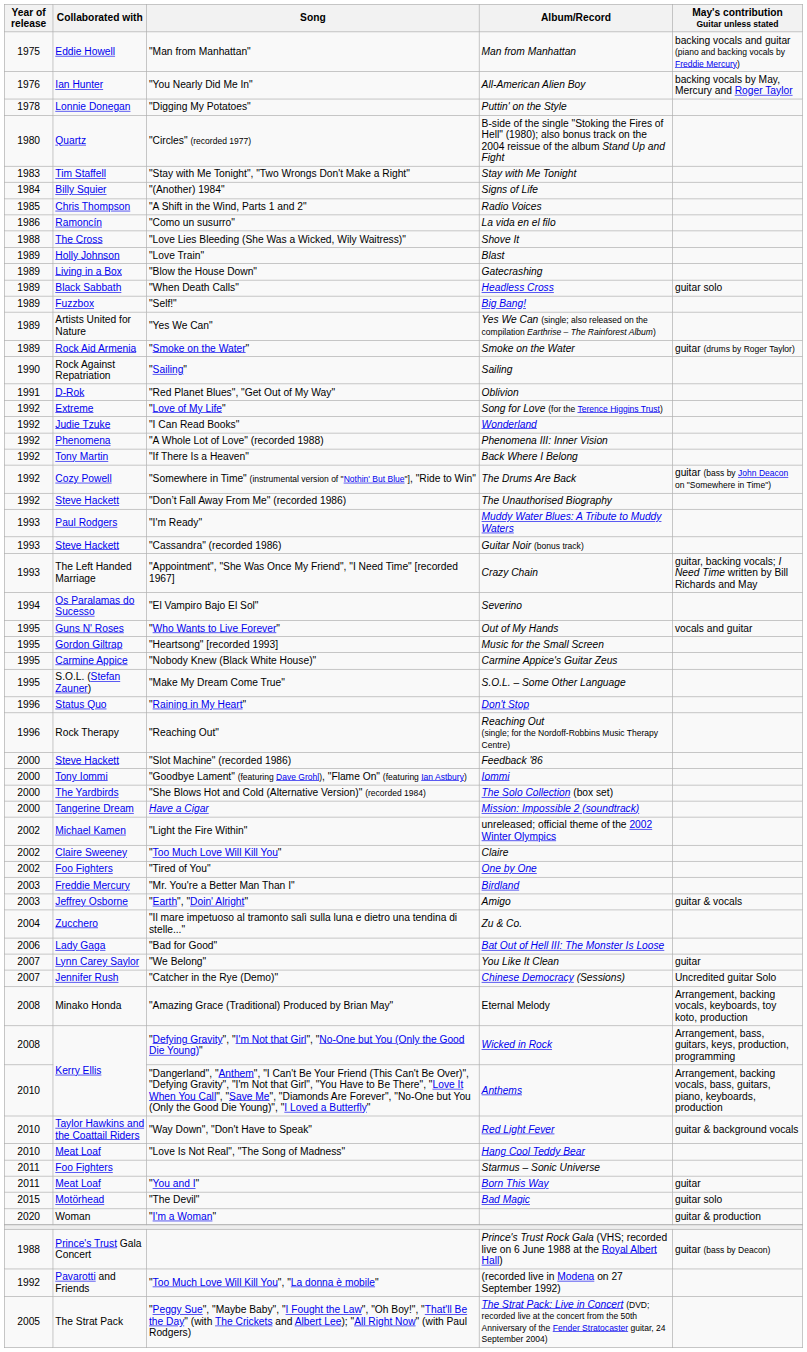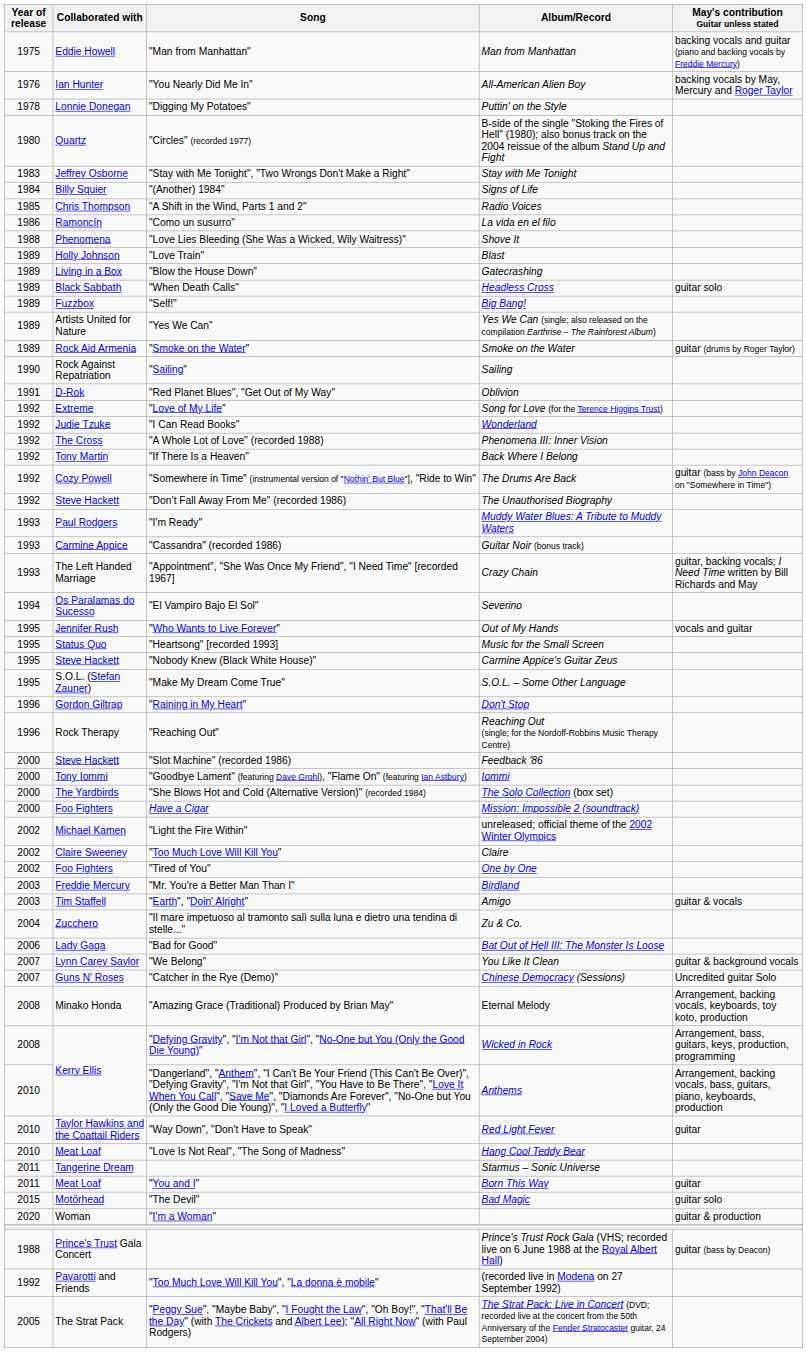(81, 174) Tim Staffell -> (92, 174) Jeffrey Osborne
(79, 239) The Cross -> (83, 239) Phenomena
(83, 441) Phenomena -> (79, 441) The Cross
(87, 545) Steve Hackett -> (91, 545) Carmine Appice
(90, 628) Guns N' Roses -> (87, 628) Jennifer Rush
(89, 644) Gordon Giltrap -> (81, 644) Status Quo
(91, 661) Carmine Appice -> (87, 661) Steve Hackett
(81, 705) Status Quo -> (89, 705) Gordon Giltrap
(95, 809) Tangerine Dream -> (84, 809) Foo Fighters
(92, 902) Jeffrey Osborne -> (81, 902) Tim Staffell
(688, 962) guitar -> (737, 962) guitar & background vocals
(87, 978) Jennifer Rush -> (90, 978) Guns N' Roses
(737, 1129) guitar & background vocals -> (688, 1129) guitar
(84, 1168) Foo Fighters -> (95, 1168) Tangerine Dream
